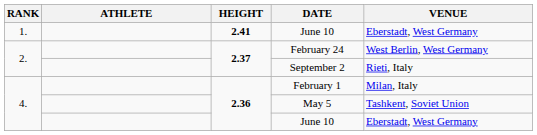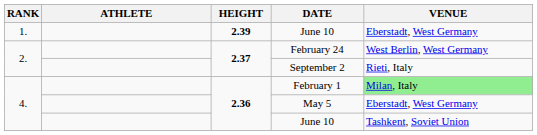(241, 31) 2.41 -> (241, 31) 2.39
(392, 86) no background -> (392, 86) lightgreen background
(418, 104) Tashkent, Soviet Union -> (422, 104) Eberstadt, West Germany
(422, 122) Eberstadt, West Germany -> (418, 122) Tashkent, Soviet Union
